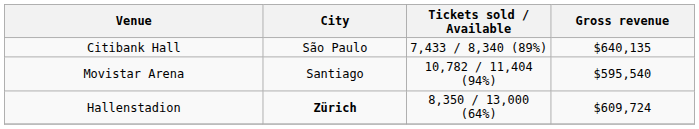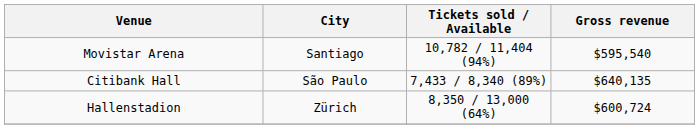rows swapped: (134, 74) <-> (134, 47)
(335, 107) bold -> (335, 107) normal
(622, 107) $609,724 -> (622, 107) $600,724
